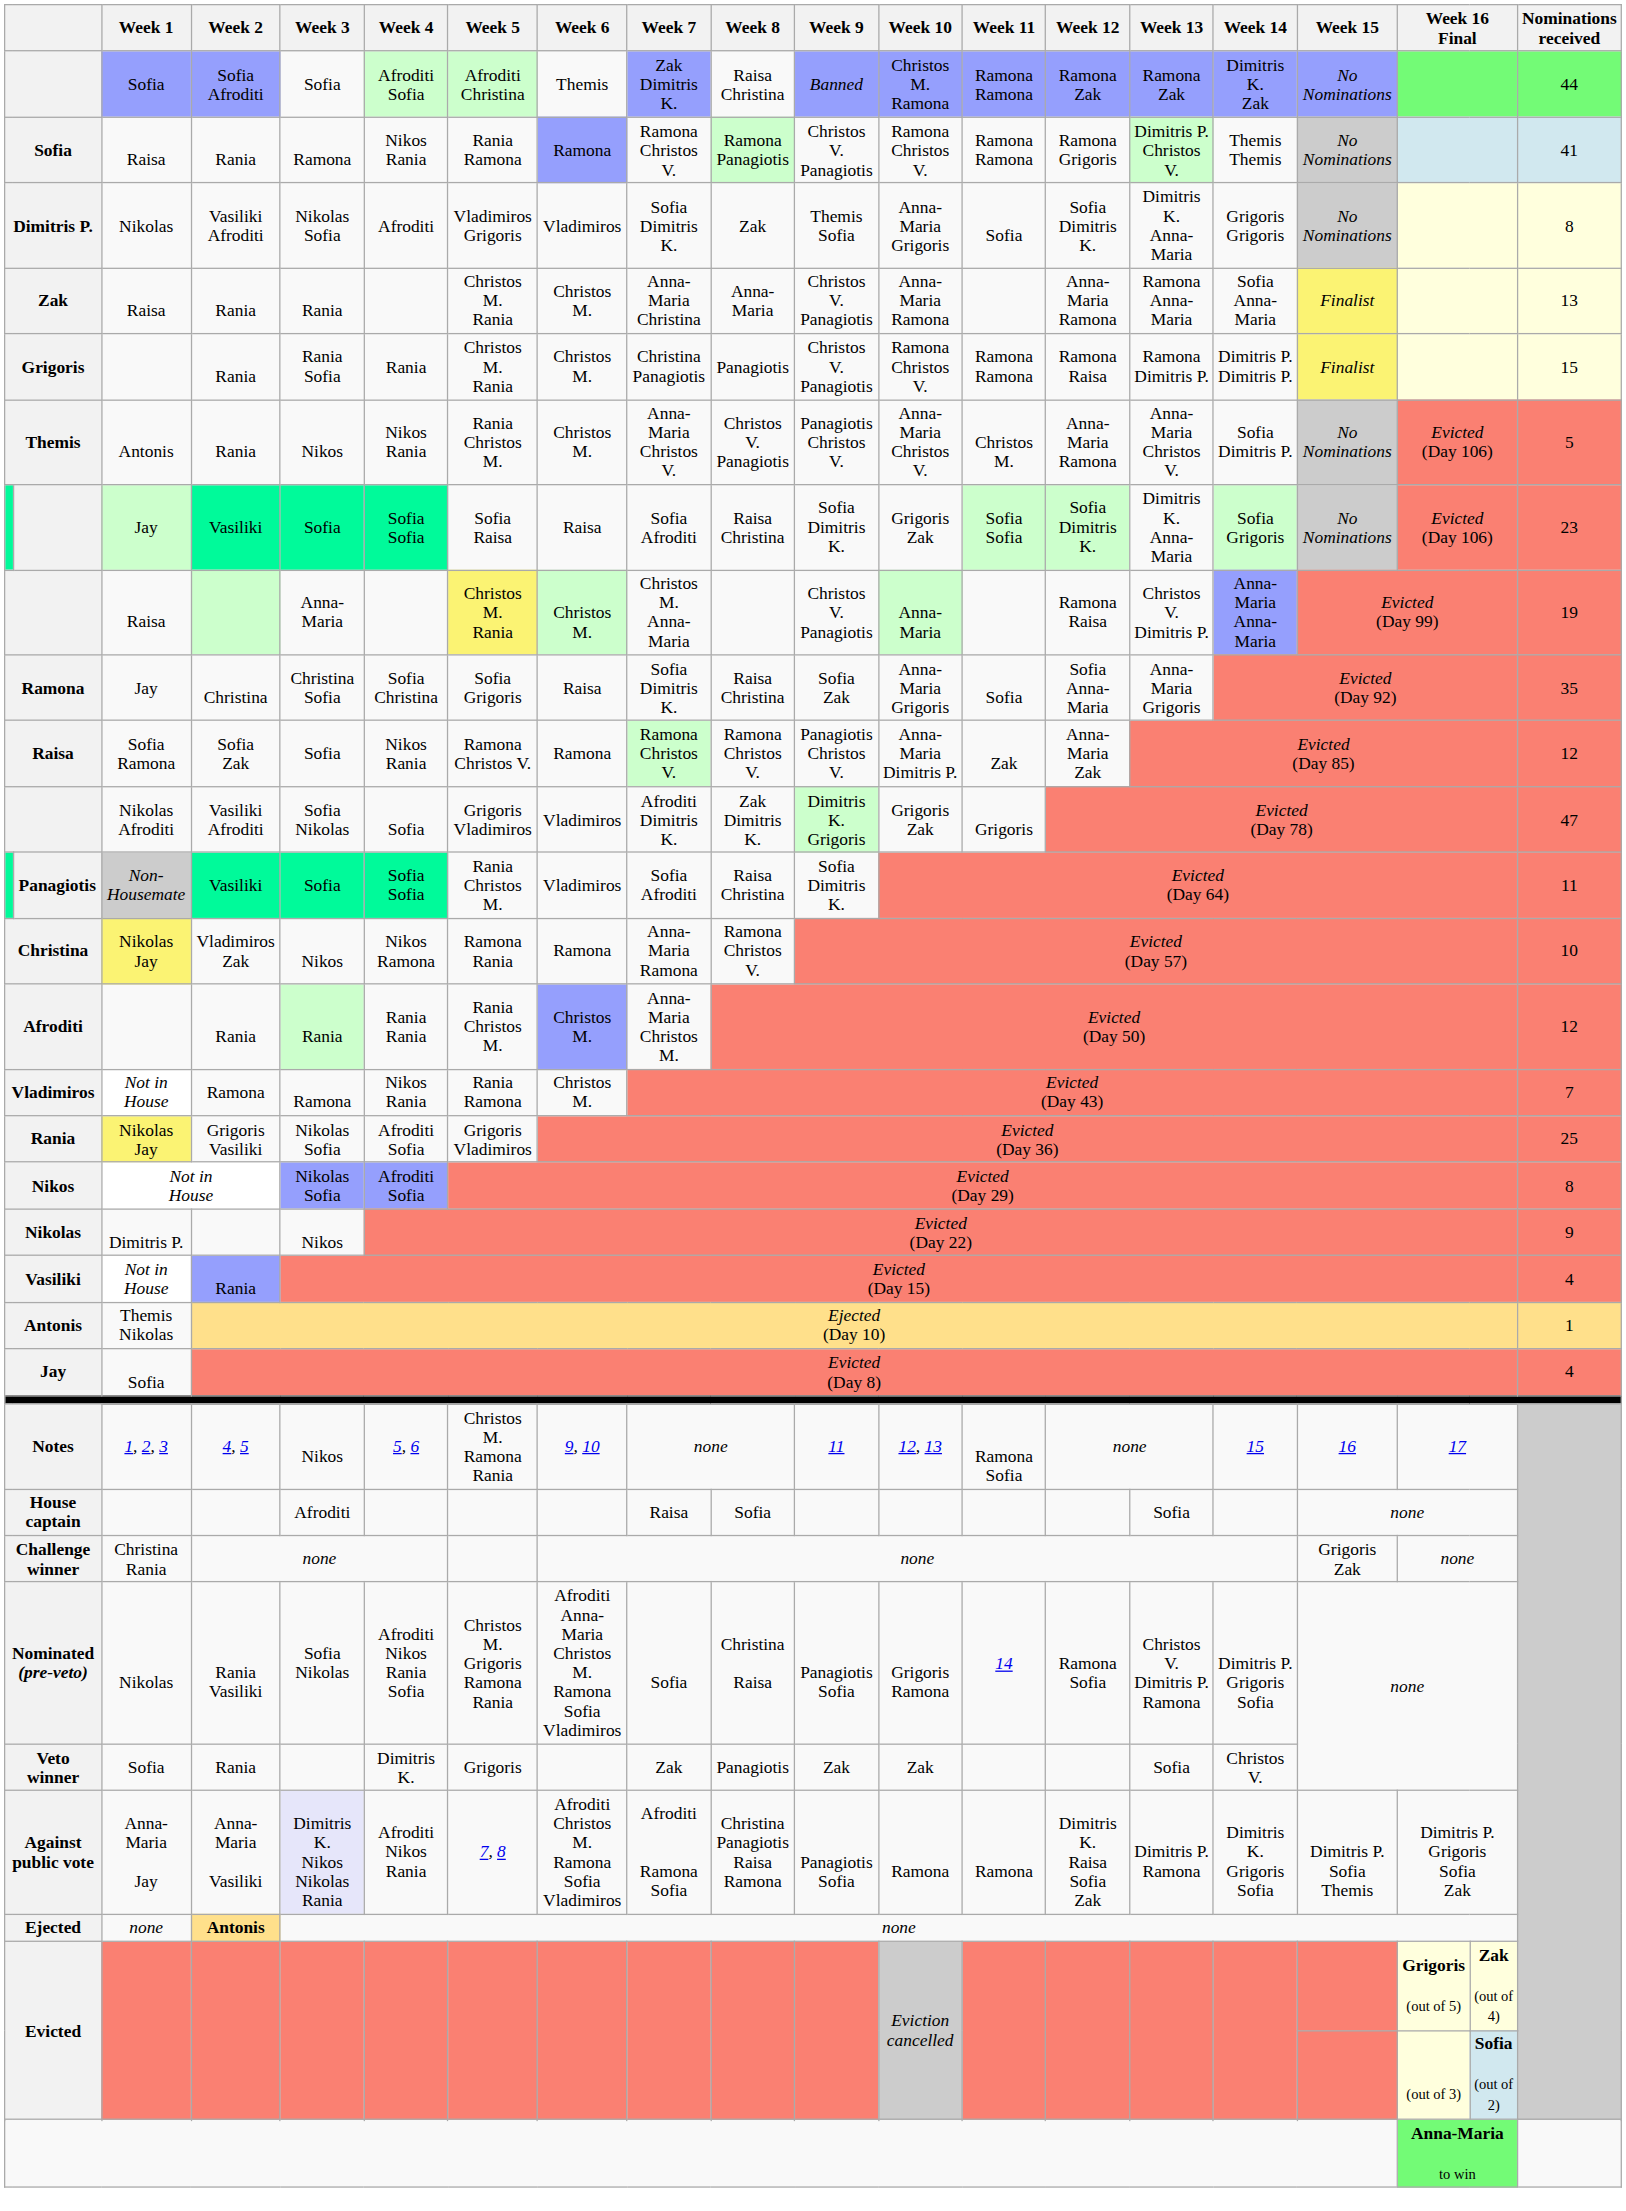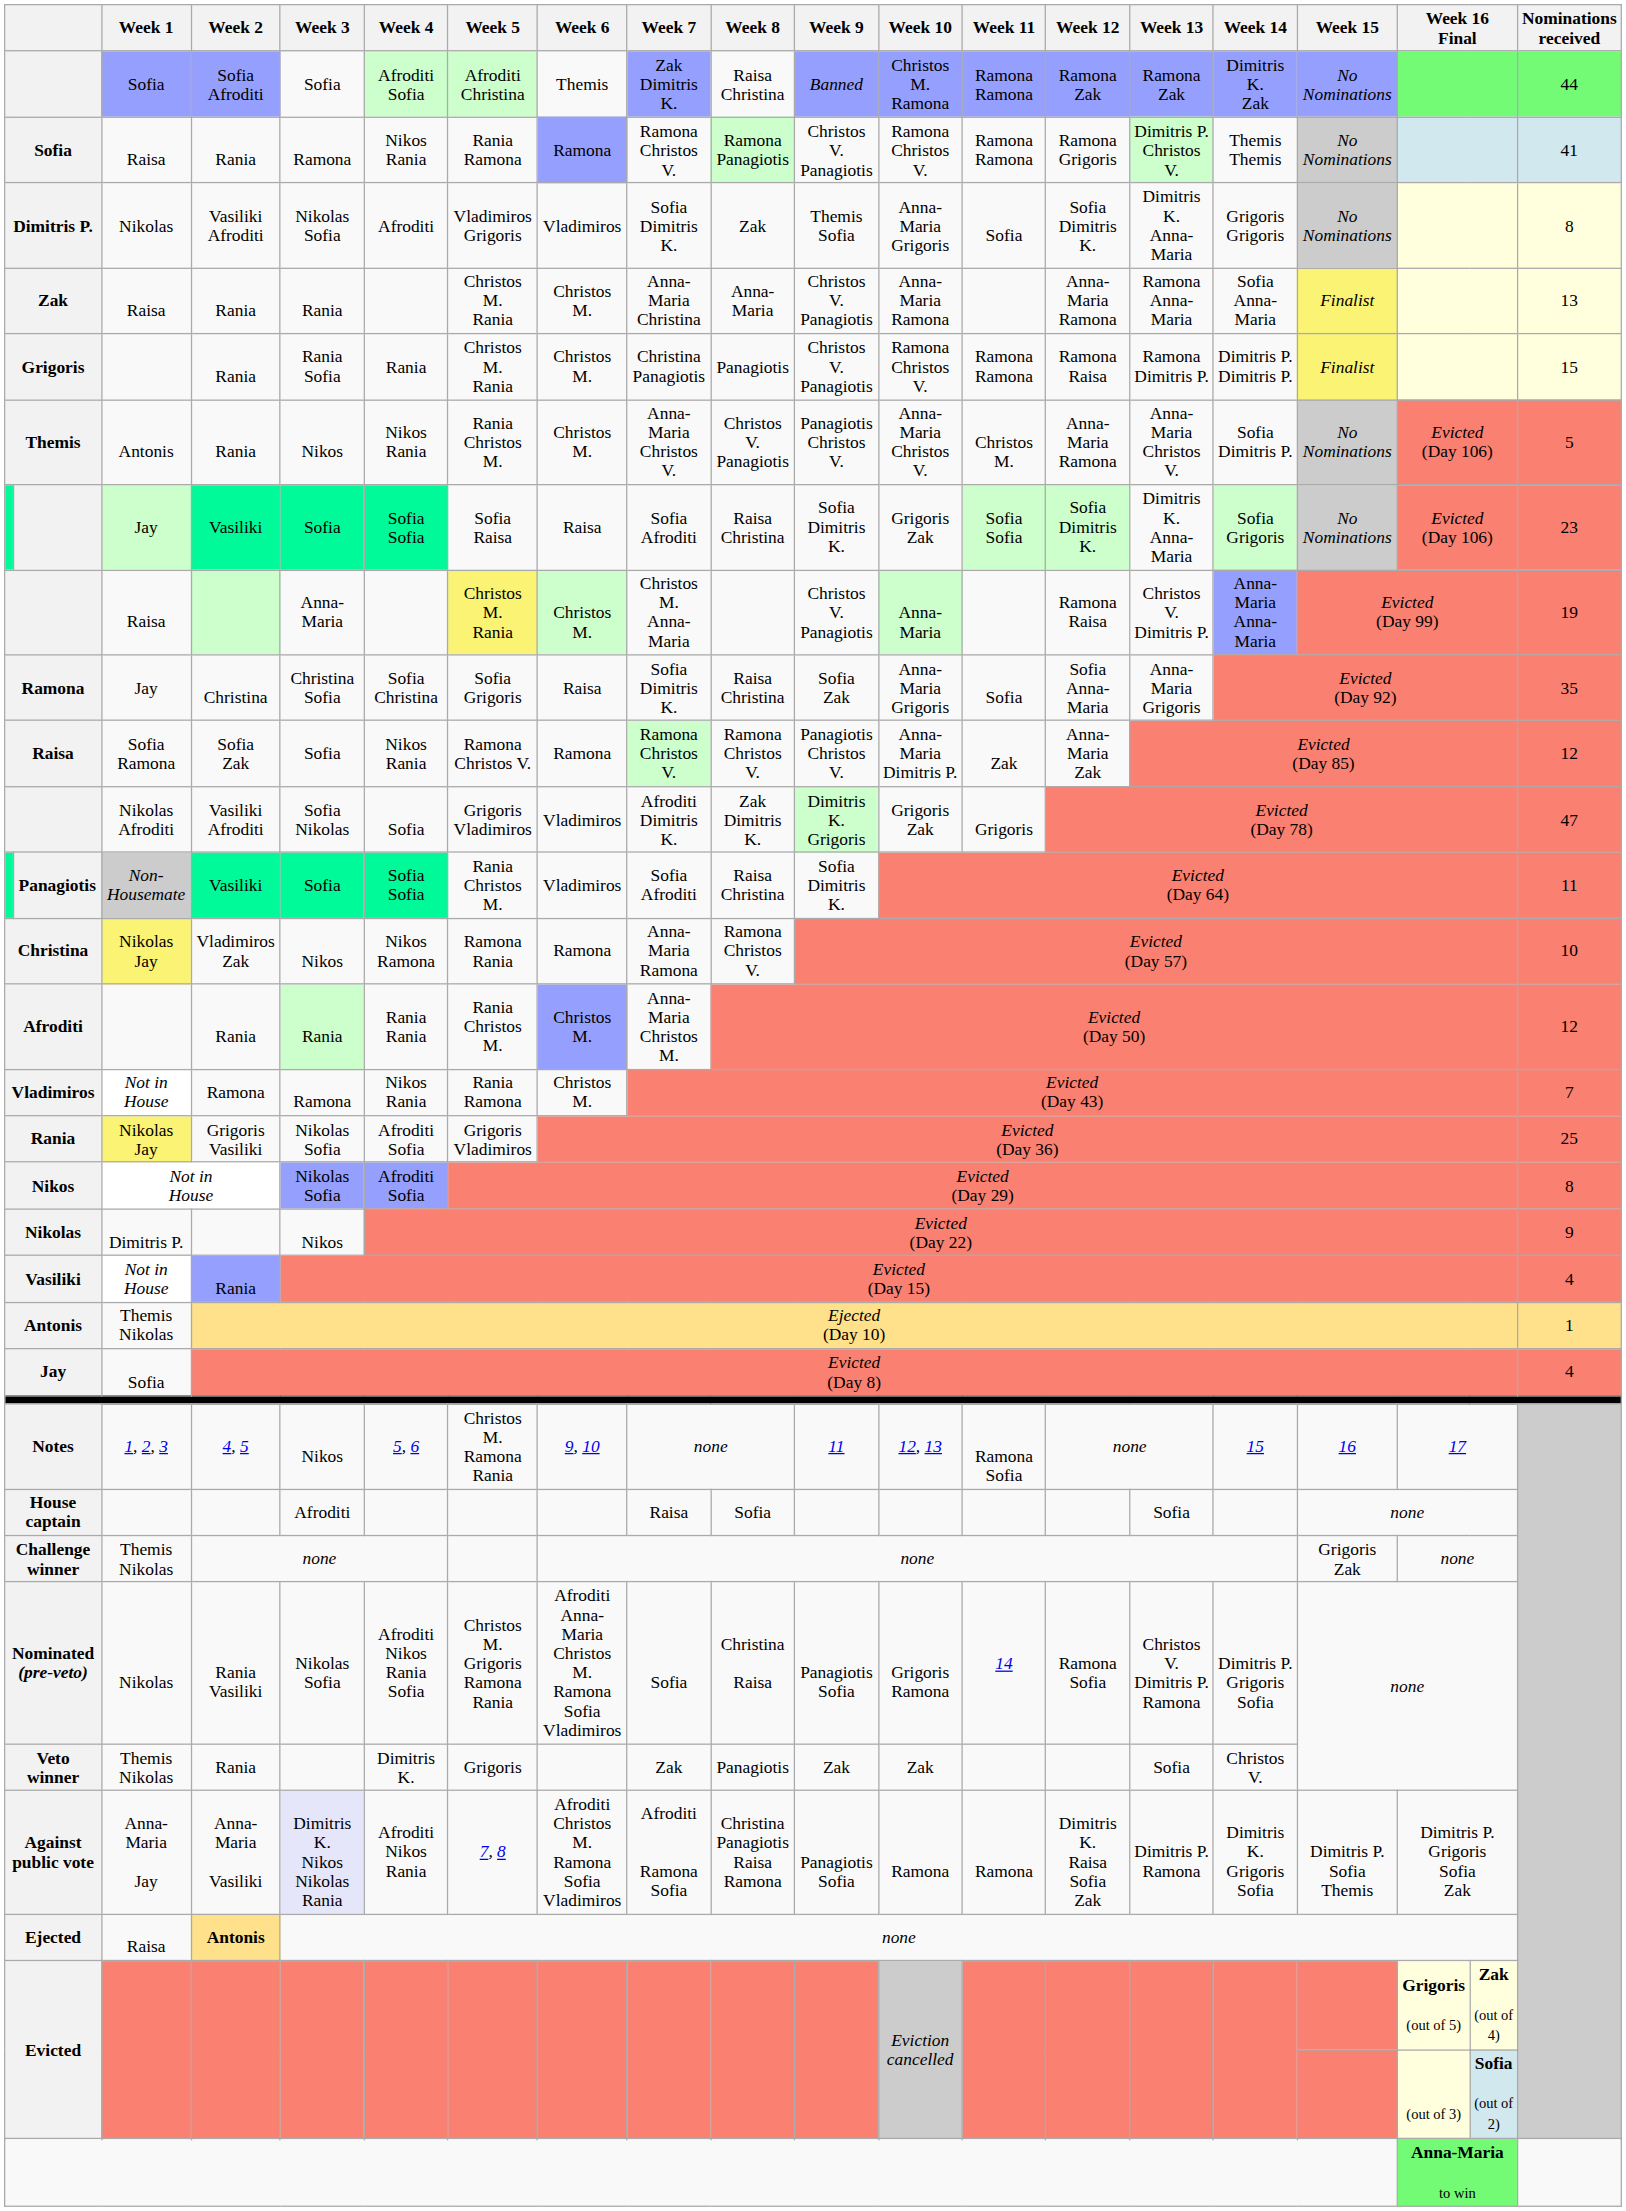(146, 1558) Christina Rania -> (146, 1558) Themis Nikolas
(322, 1663) Sofia Nikolas -> (322, 1672) Nikolas Sofia
(146, 1767) Sofia -> (146, 1767) Themis Nikolas
(146, 1927) none -> (146, 1947) Raisa
